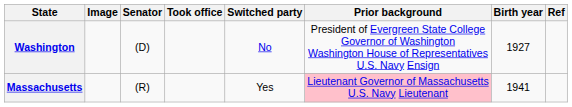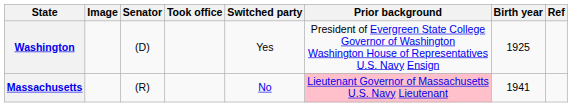(265, 47) No -> (265, 47) Yes
(518, 47) 1927 -> (518, 47) 1925
(265, 87) Yes -> (265, 87) No
